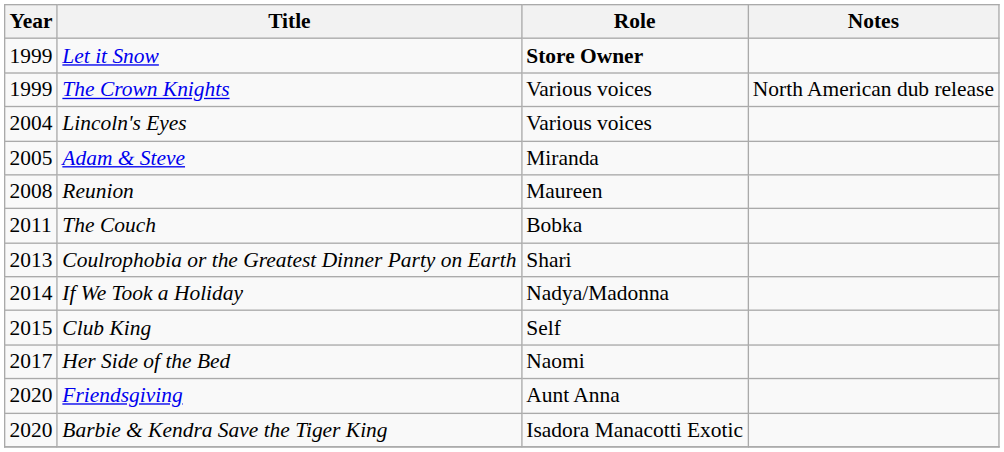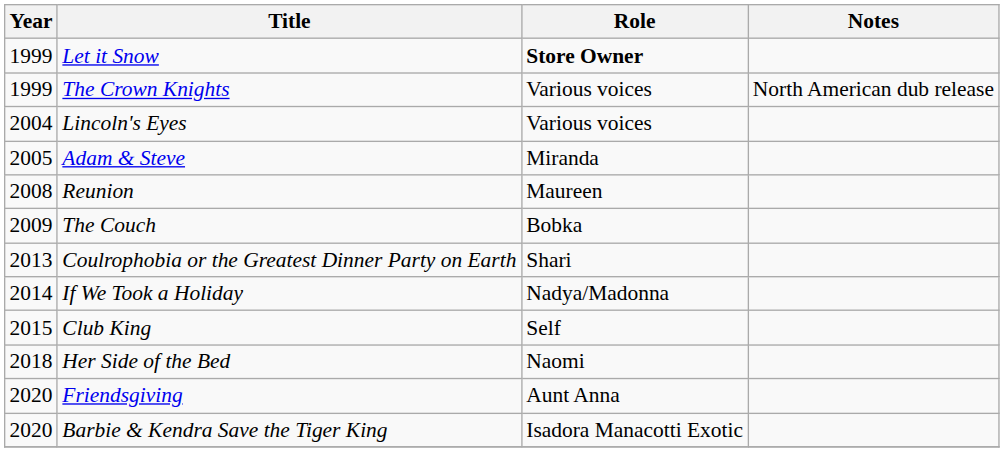(31, 225) 2011 -> (31, 225) 2009
(31, 361) 2017 -> (31, 361) 2018
